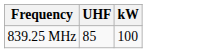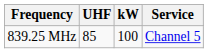+ column: (173, 15)
